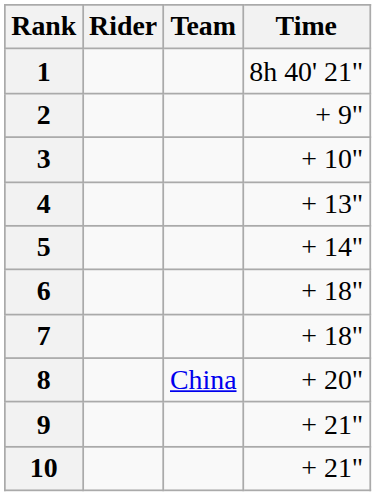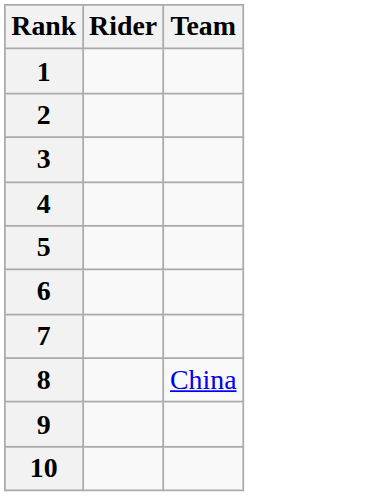- column: (306, 26)
